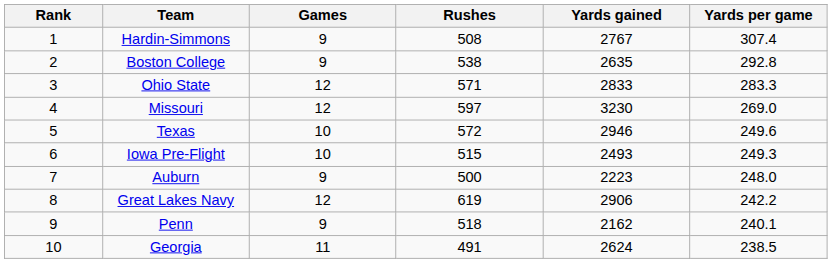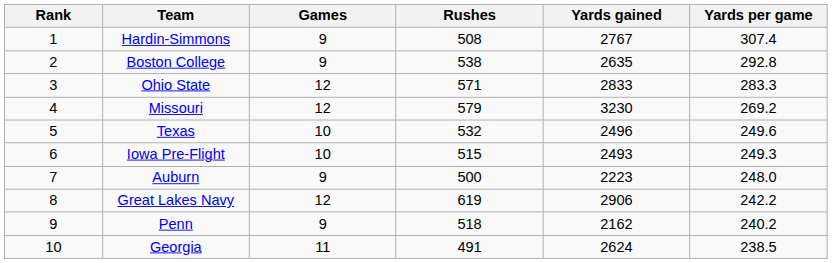(470, 108) 597 -> (470, 108) 579
(758, 108) 269.0 -> (758, 108) 269.2
(470, 131) 572 -> (470, 131) 532
(616, 131) 2946 -> (616, 131) 2496
(758, 223) 240.1 -> (758, 223) 240.2
